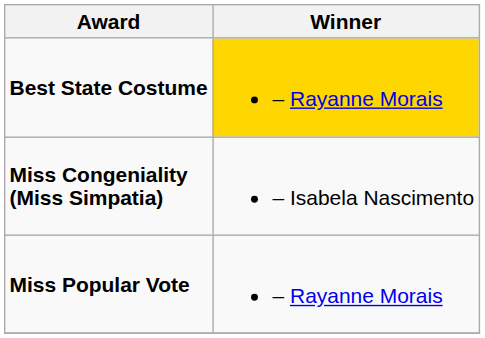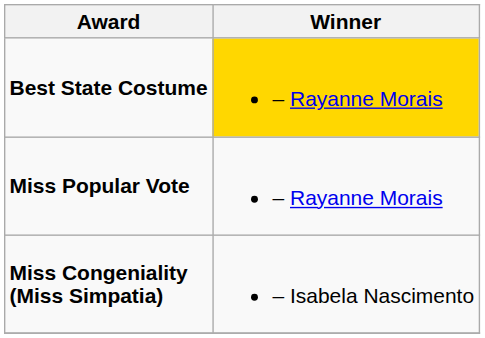rows swapped: (99, 186) <-> (100, 285)
